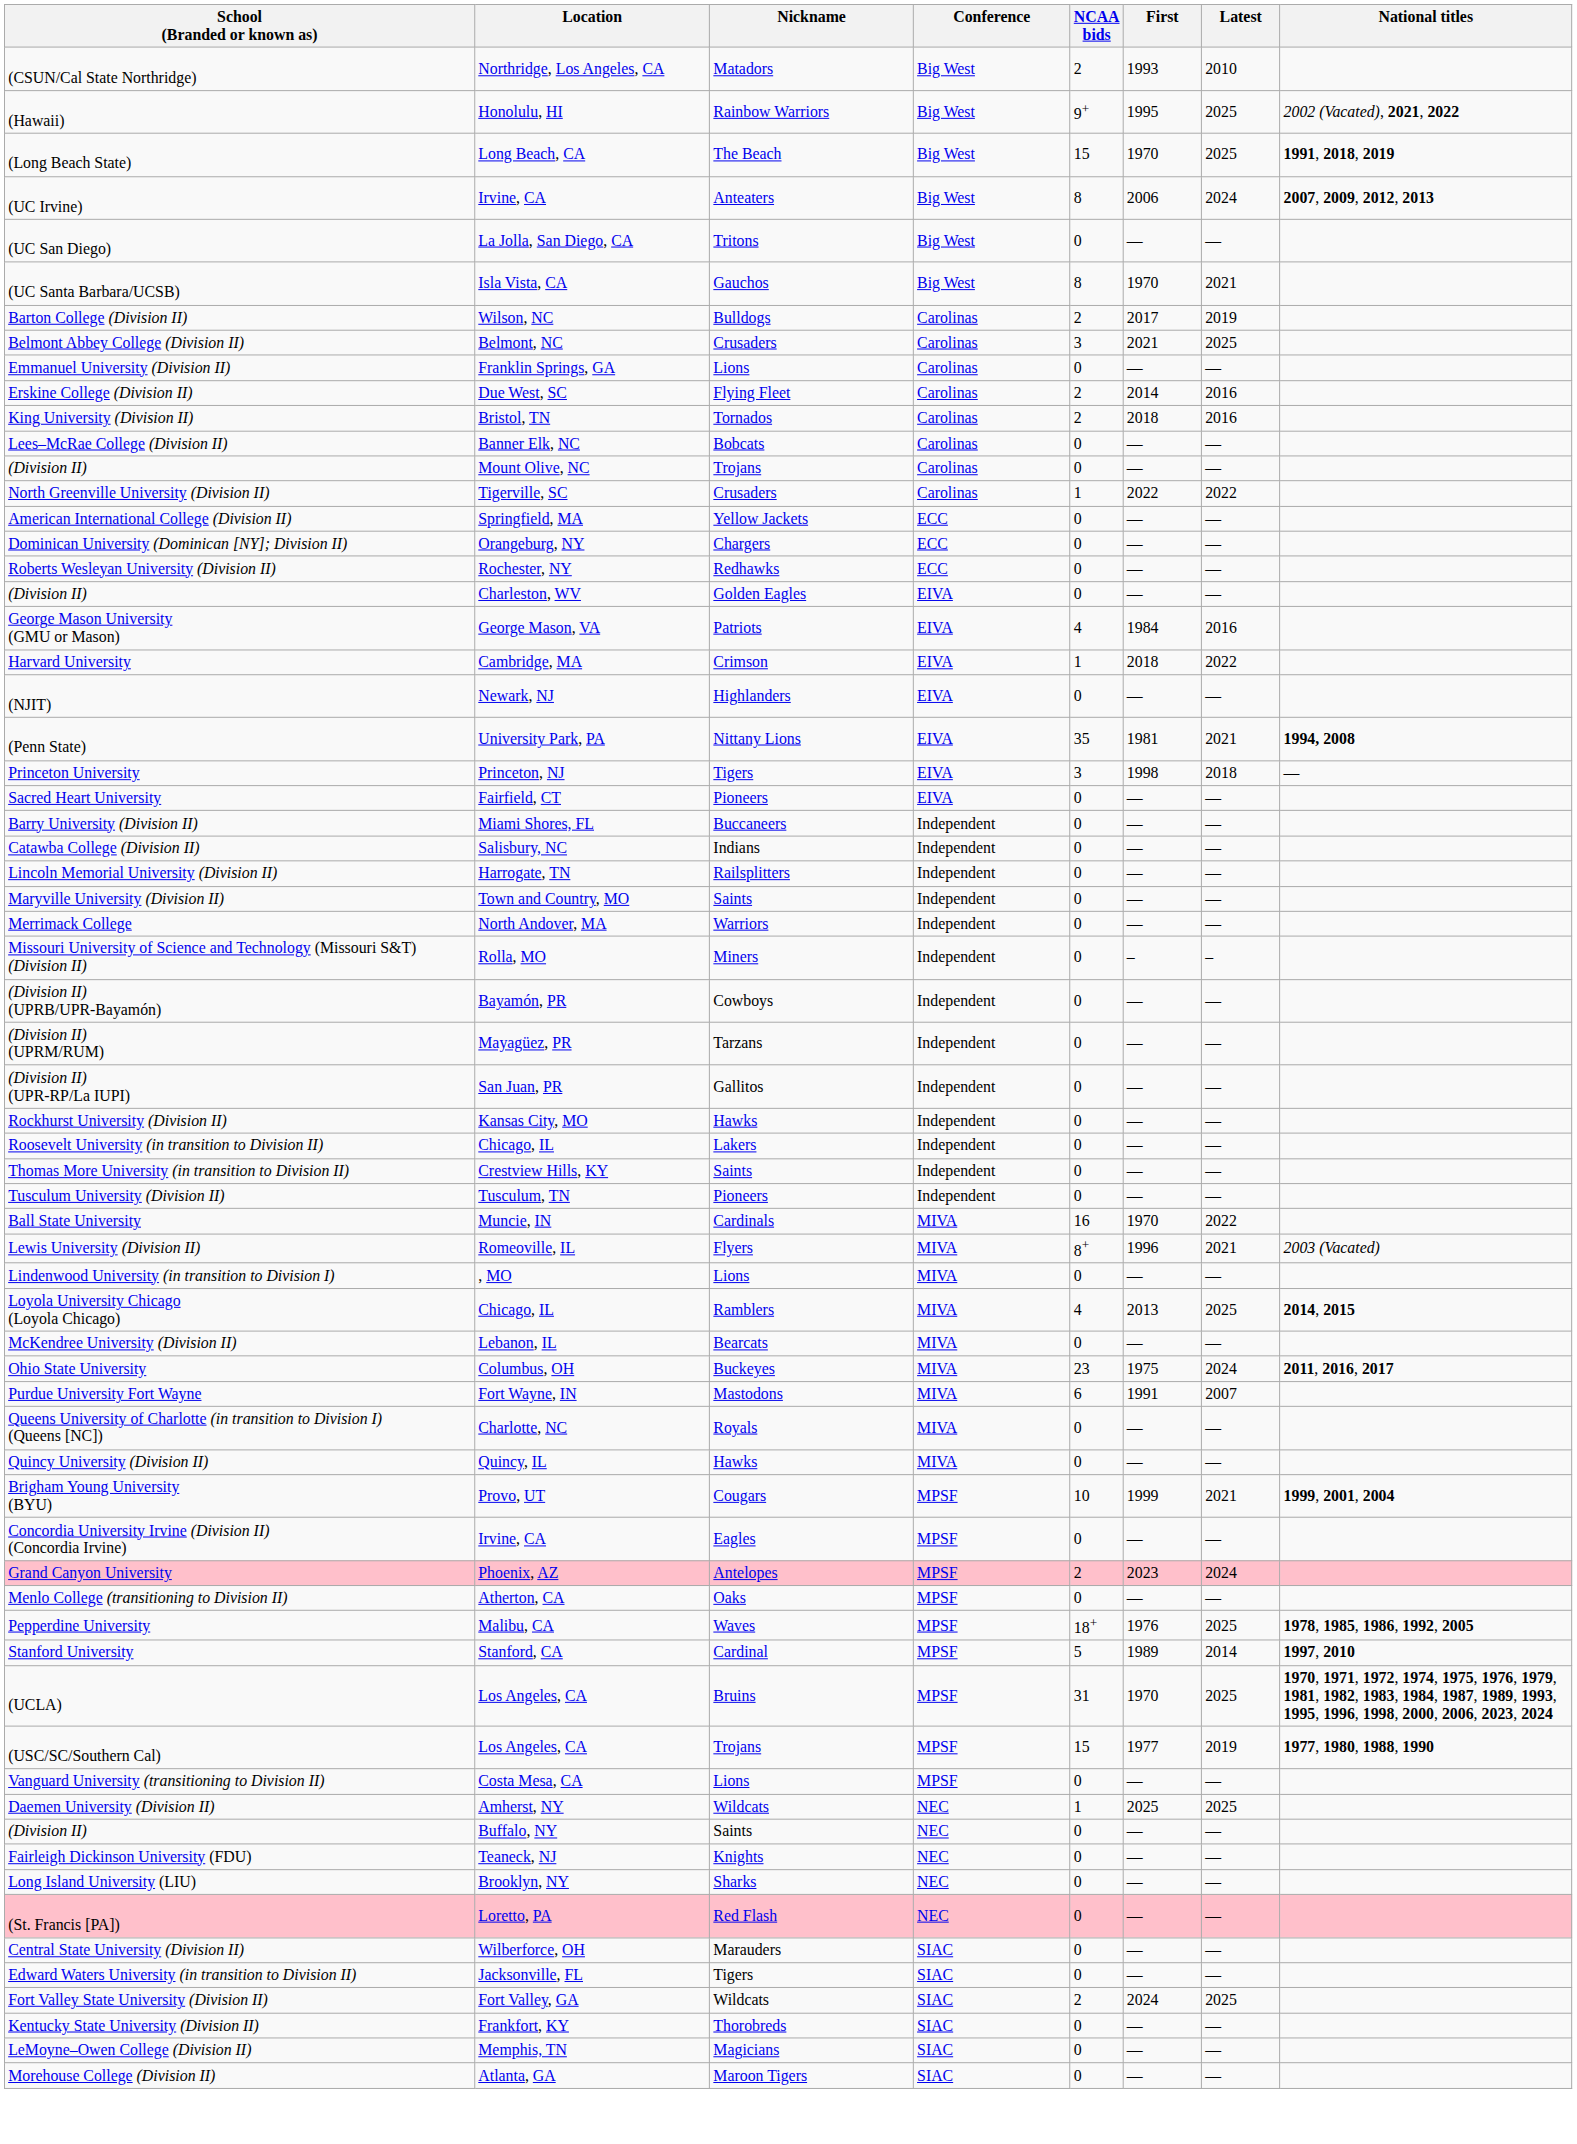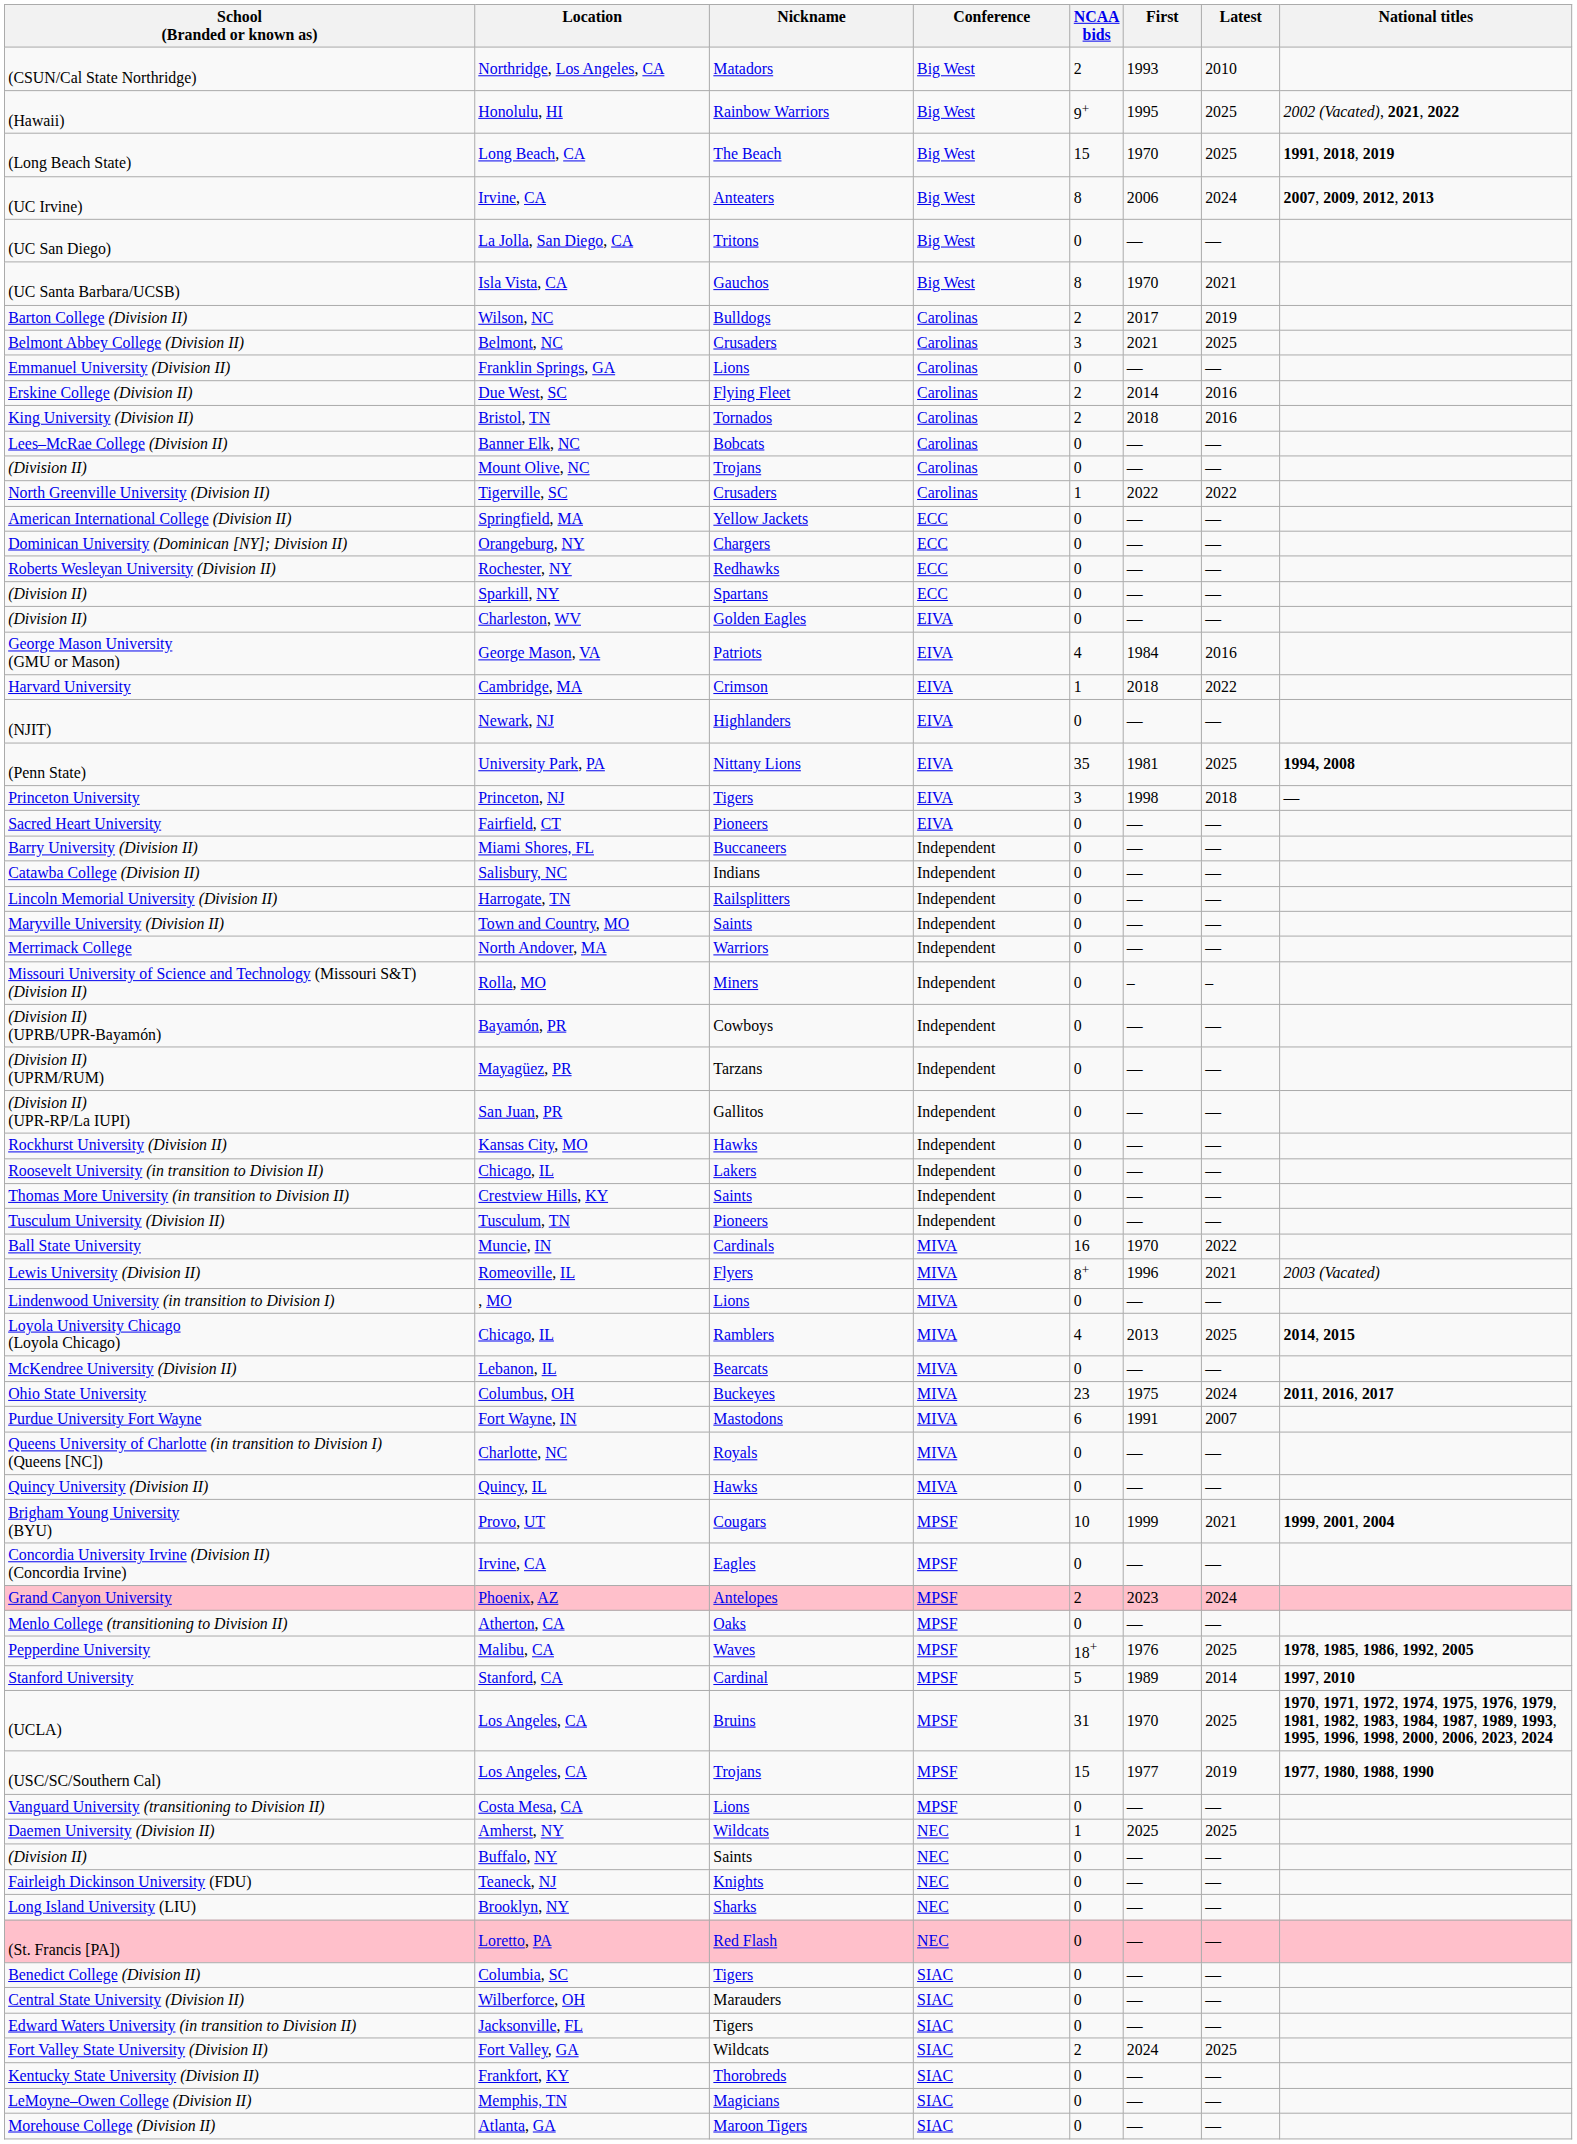+ row: (48, 593)
(1221, 739) 2021 -> (1221, 764) 2025
+ row: (104, 1975)
